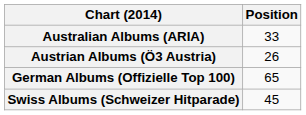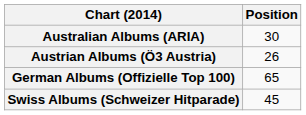(272, 36) 33 -> (272, 36) 30
